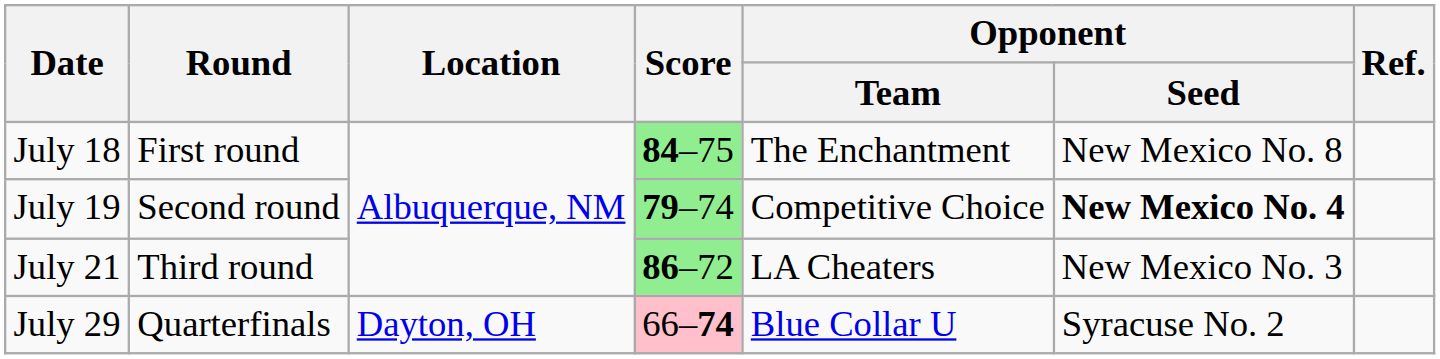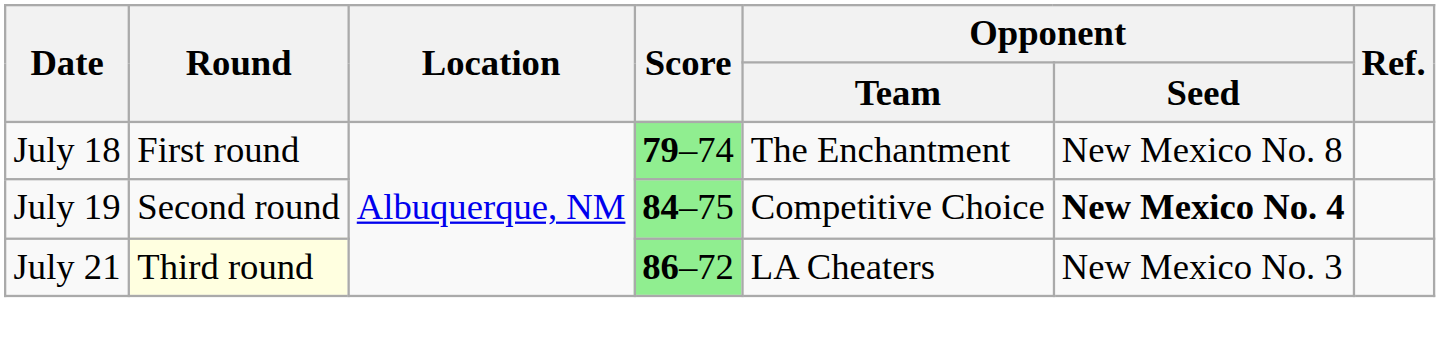(688, 149) 84–75 -> (688, 149) 79–74
(688, 207) 79–74 -> (688, 207) 84–75
(225, 265) no background -> (225, 265) lightyellow background
- row: (67, 324)
